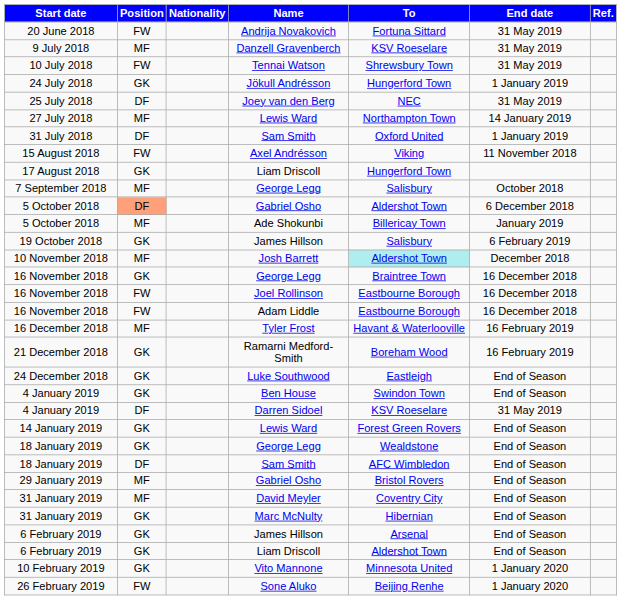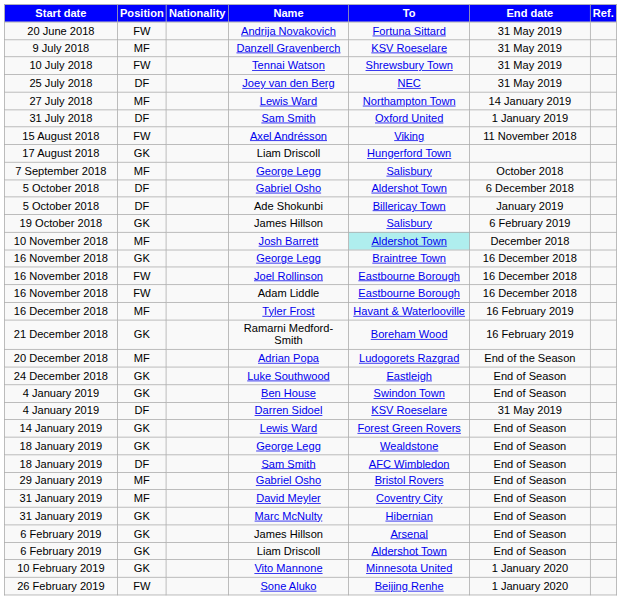- row: (61, 84)
(142, 206) lightsalmon background -> (142, 189) no background
(142, 224) MF -> (142, 206) DF
+ row: (61, 359)
